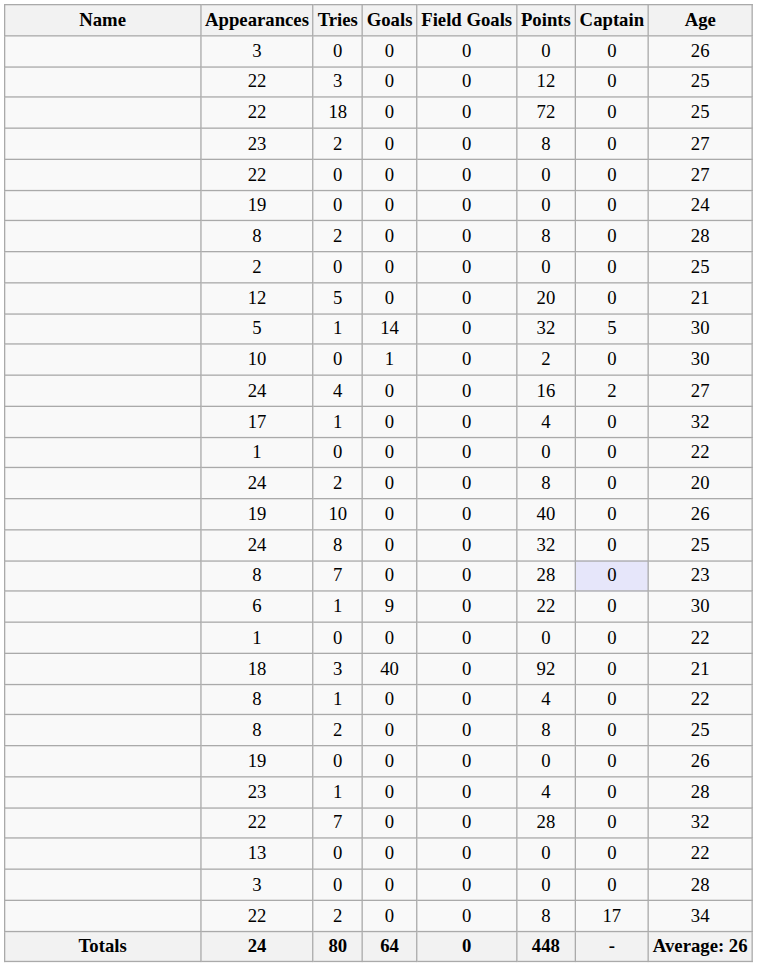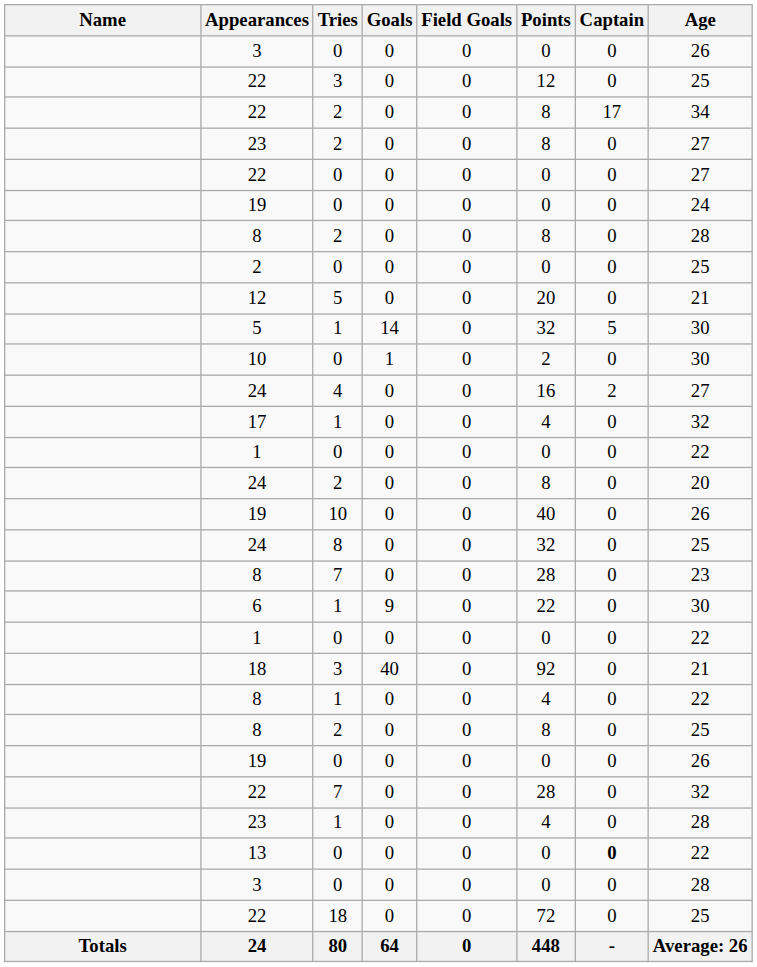rows swapped: (257, 915) <-> (257, 112)
(612, 576) lavender background -> (612, 576) no background
rows swapped: (257, 823) <-> (257, 792)
(612, 853) normal -> (612, 853) bold
